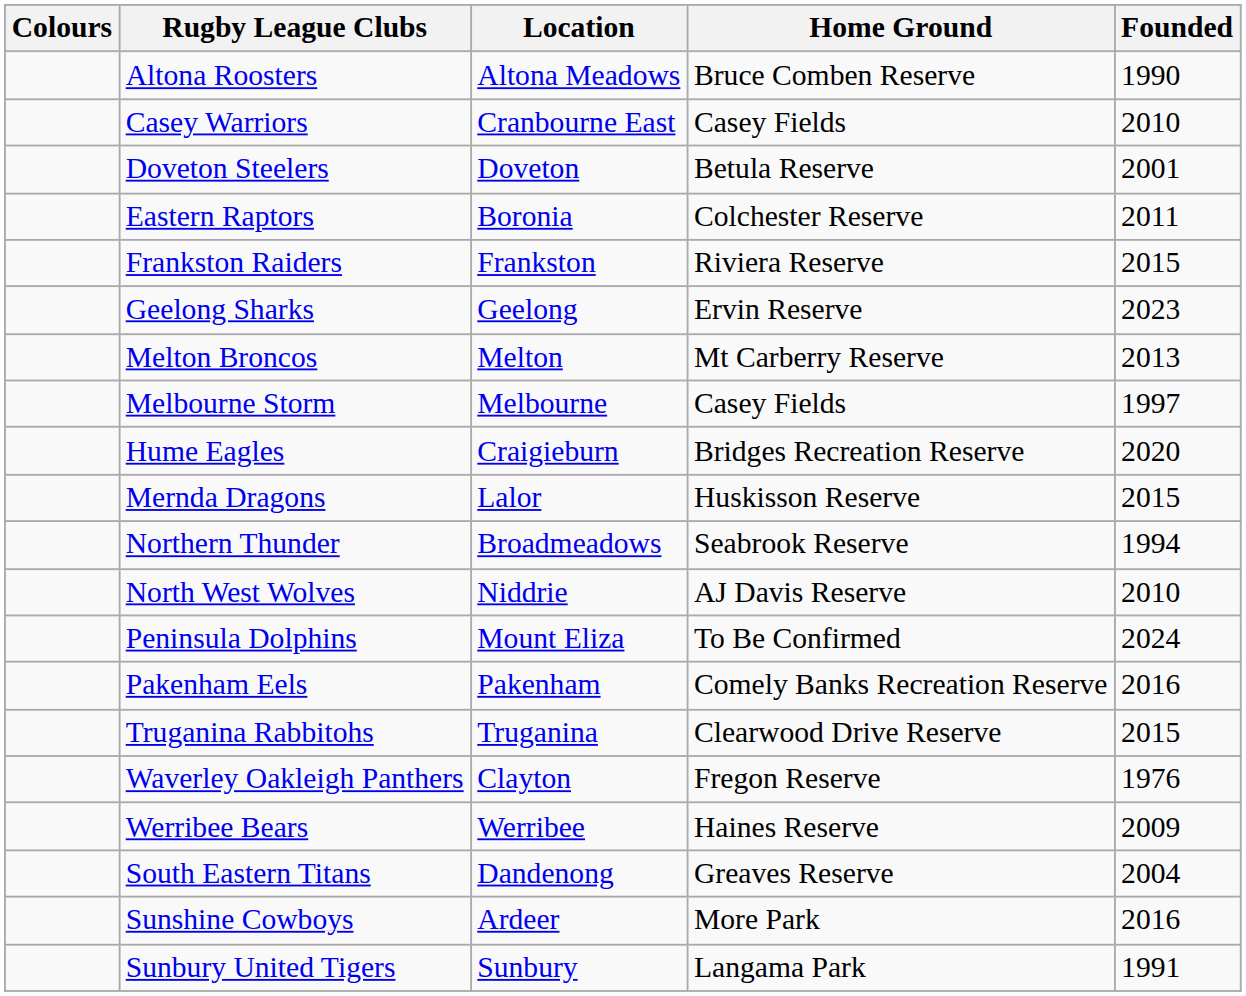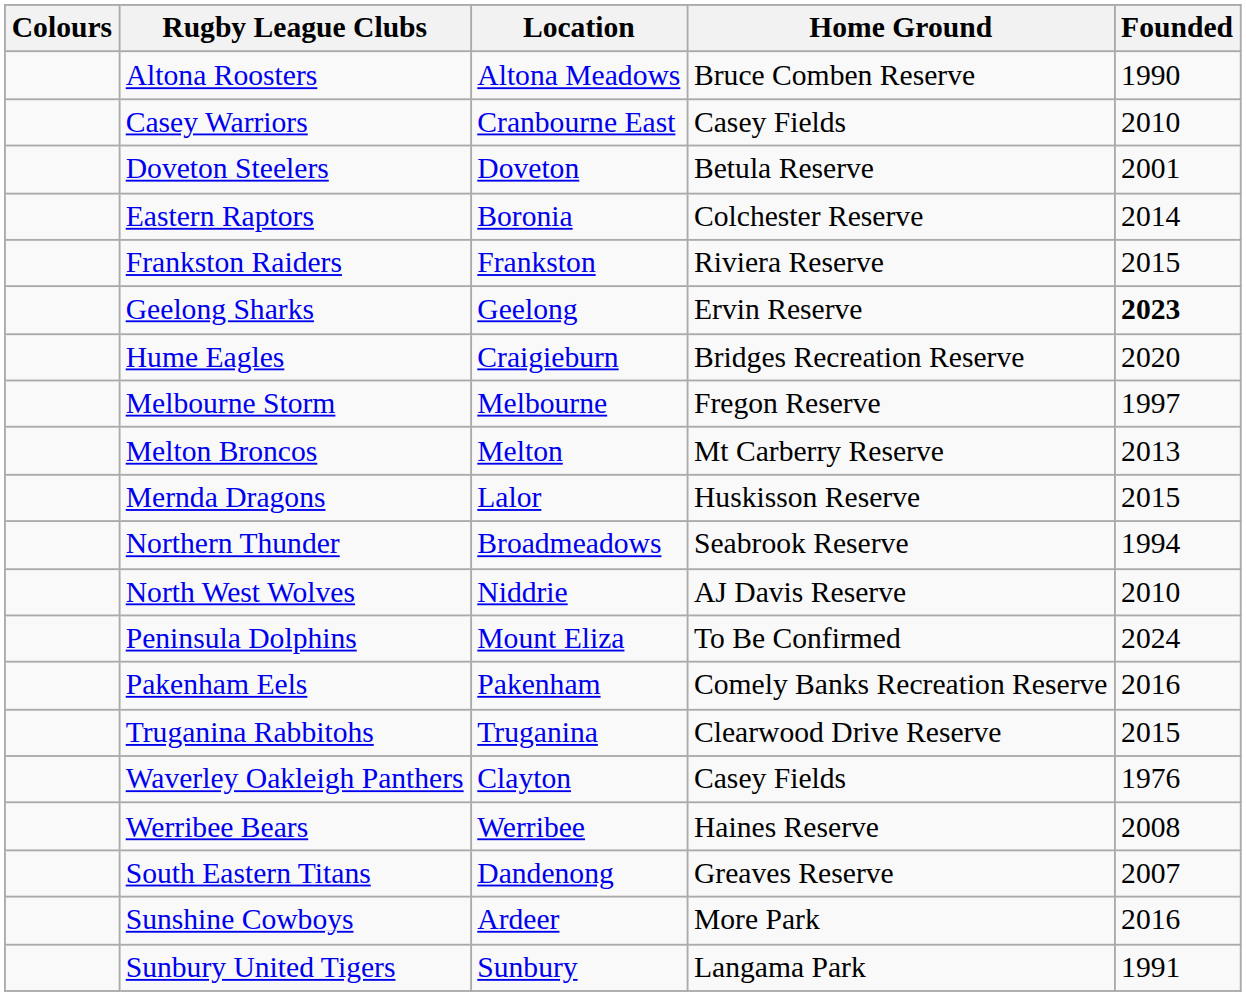(1150, 215) 2011 -> (1151, 215) 2014
(1151, 309) normal -> (1151, 309) bold
rows swapped: (205, 450) <-> (222, 356)
(770, 403) Casey Fields -> (787, 403) Fregon Reserve
(787, 779) Fregon Reserve -> (770, 779) Casey Fields
(1151, 826) 2009 -> (1151, 826) 2008
(1151, 872) 2004 -> (1151, 872) 2007
